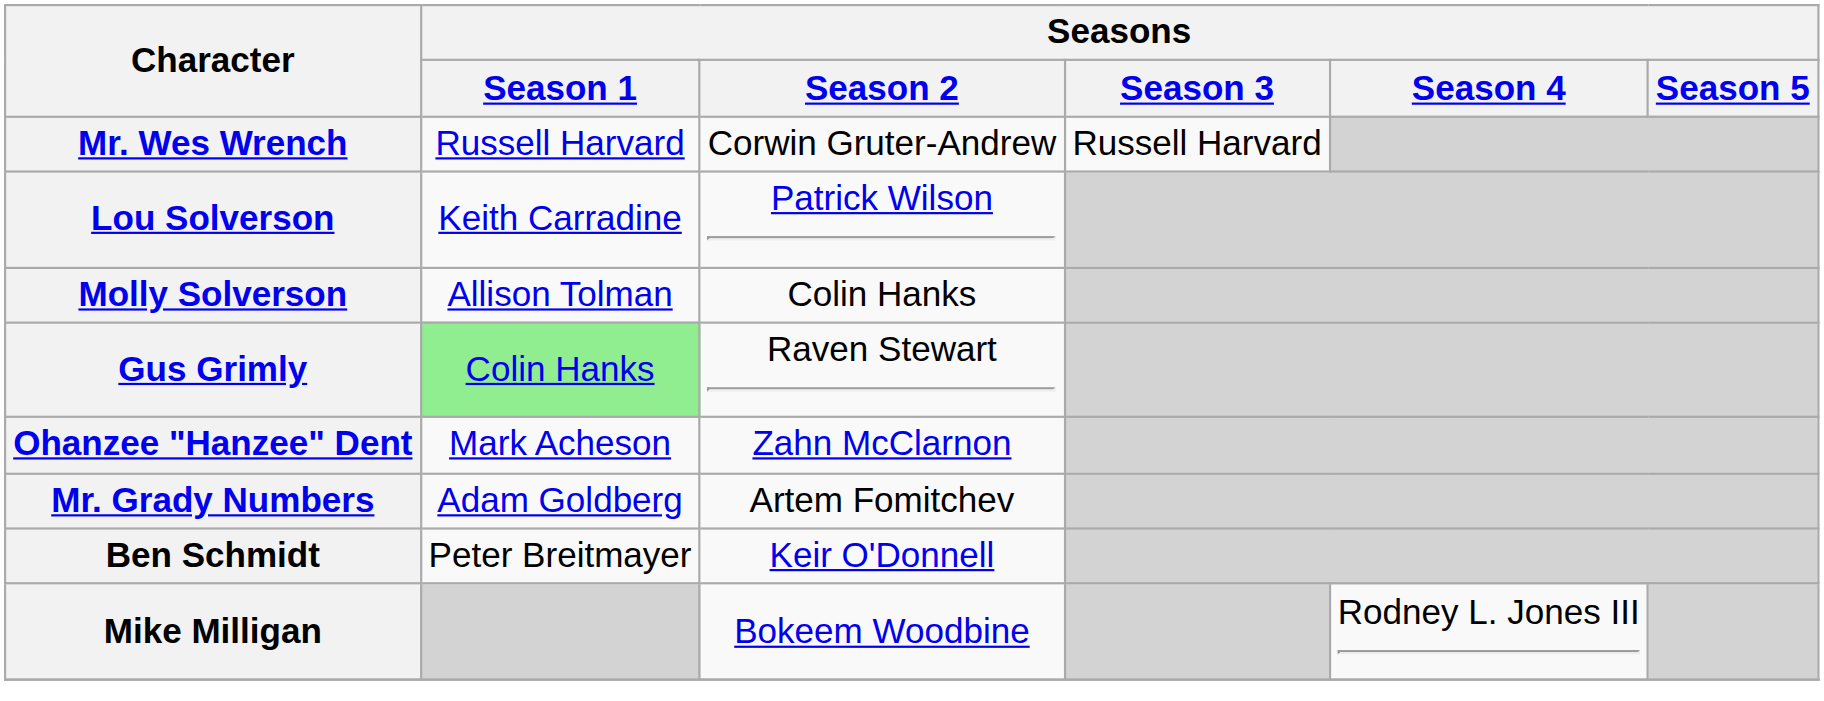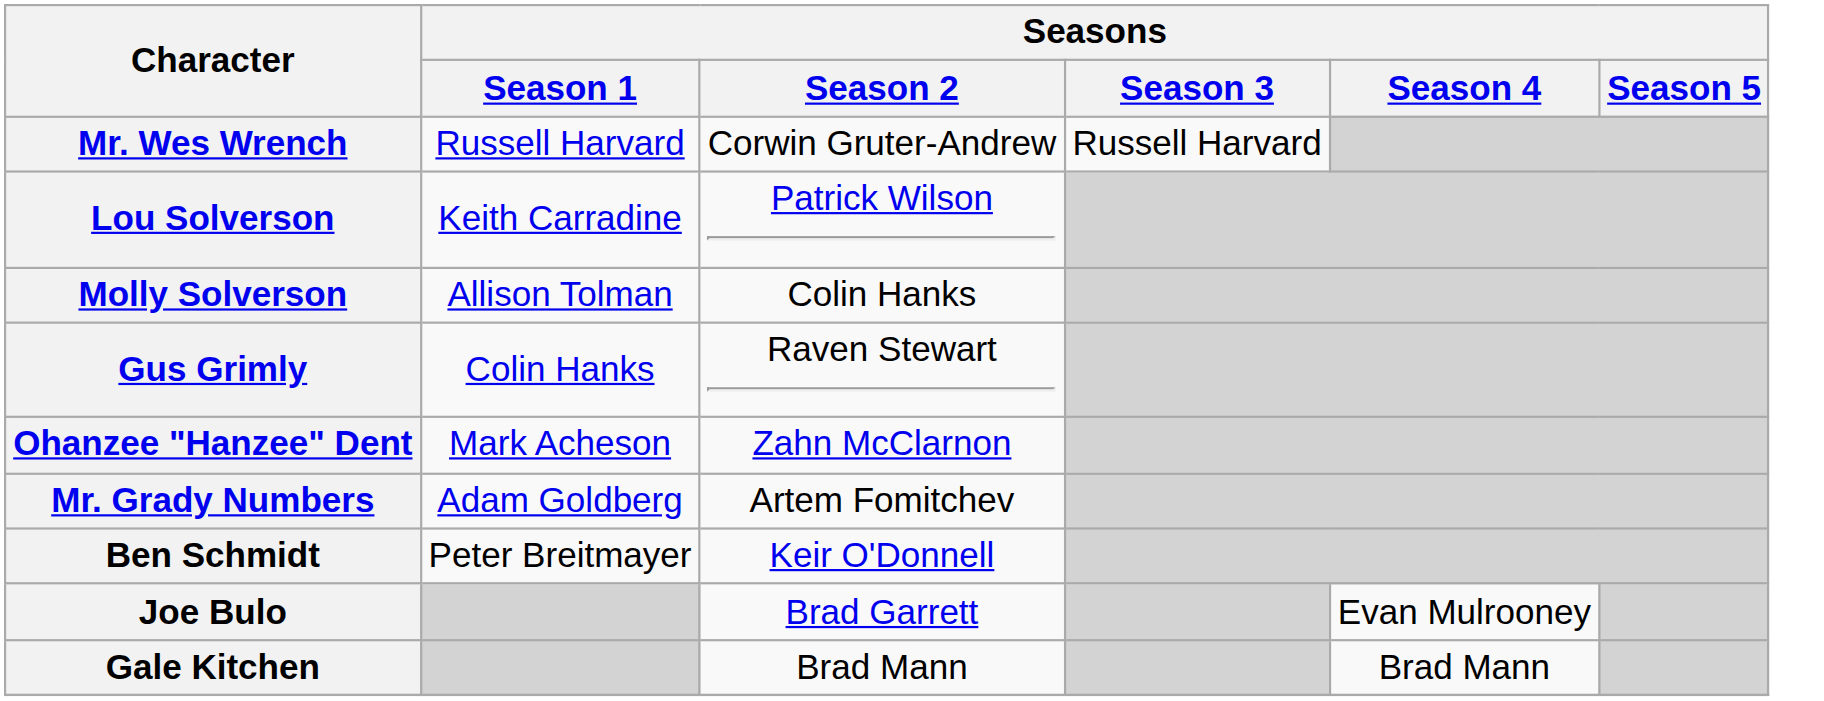(560, 369) lightgreen background -> (560, 369) no background
- row: (213, 630)
+ row: (213, 611)
+ row: (213, 666)
